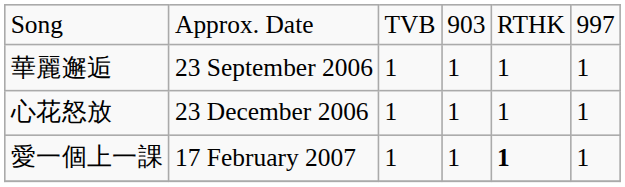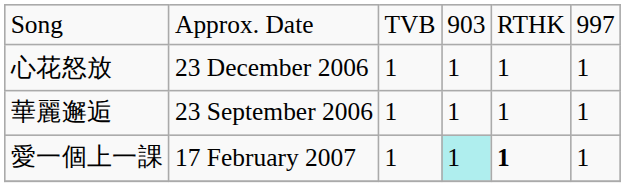rows swapped: (62, 66) <-> (62, 111)
(454, 157) no background -> (454, 157) paleturquoise background
